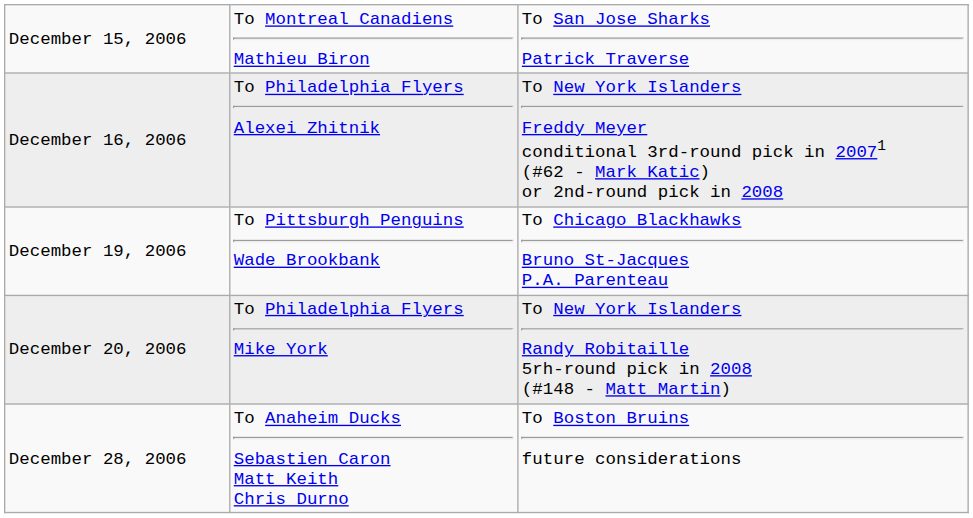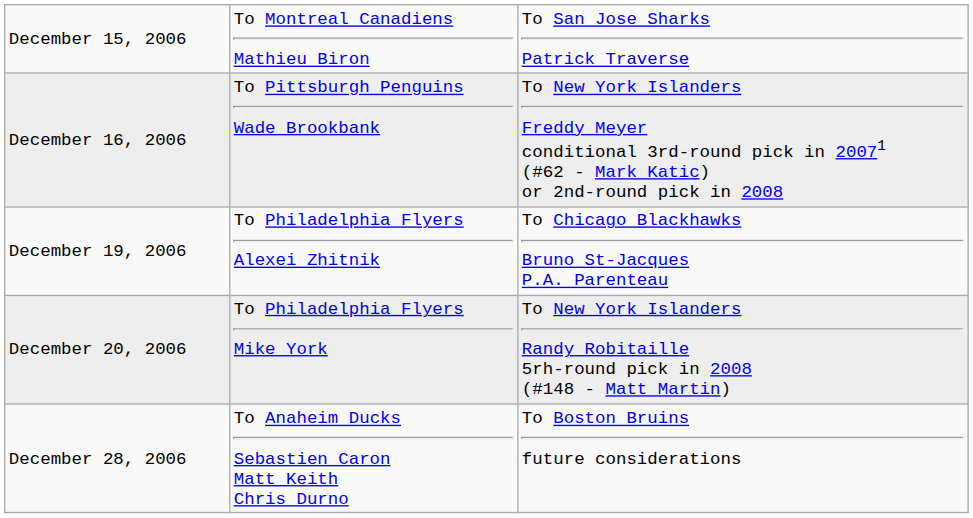(374, 108) To Philadelphia Flyers Alexei Zhitnik -> (374, 108) To Pittsburgh Penguins Wade Brookbank
(374, 241) To Pittsburgh Penguins Wade Brookbank -> (374, 241) To Philadelphia Flyers Alexei Zhitnik
